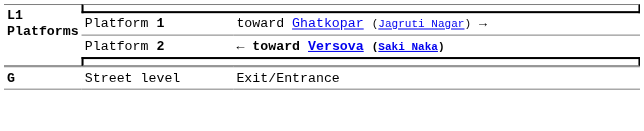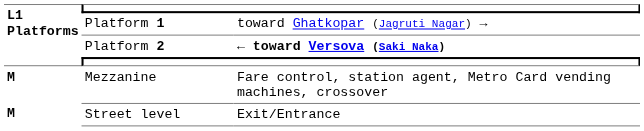+ row: (121, 77)
(11, 78) G -> (11, 114) M
